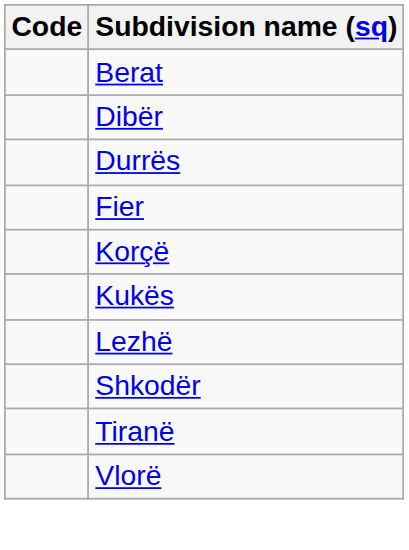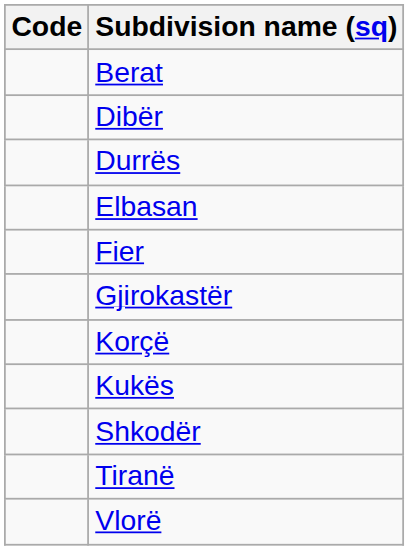+ row: (146, 206)
+ row: (164, 296)
- row: (134, 341)
